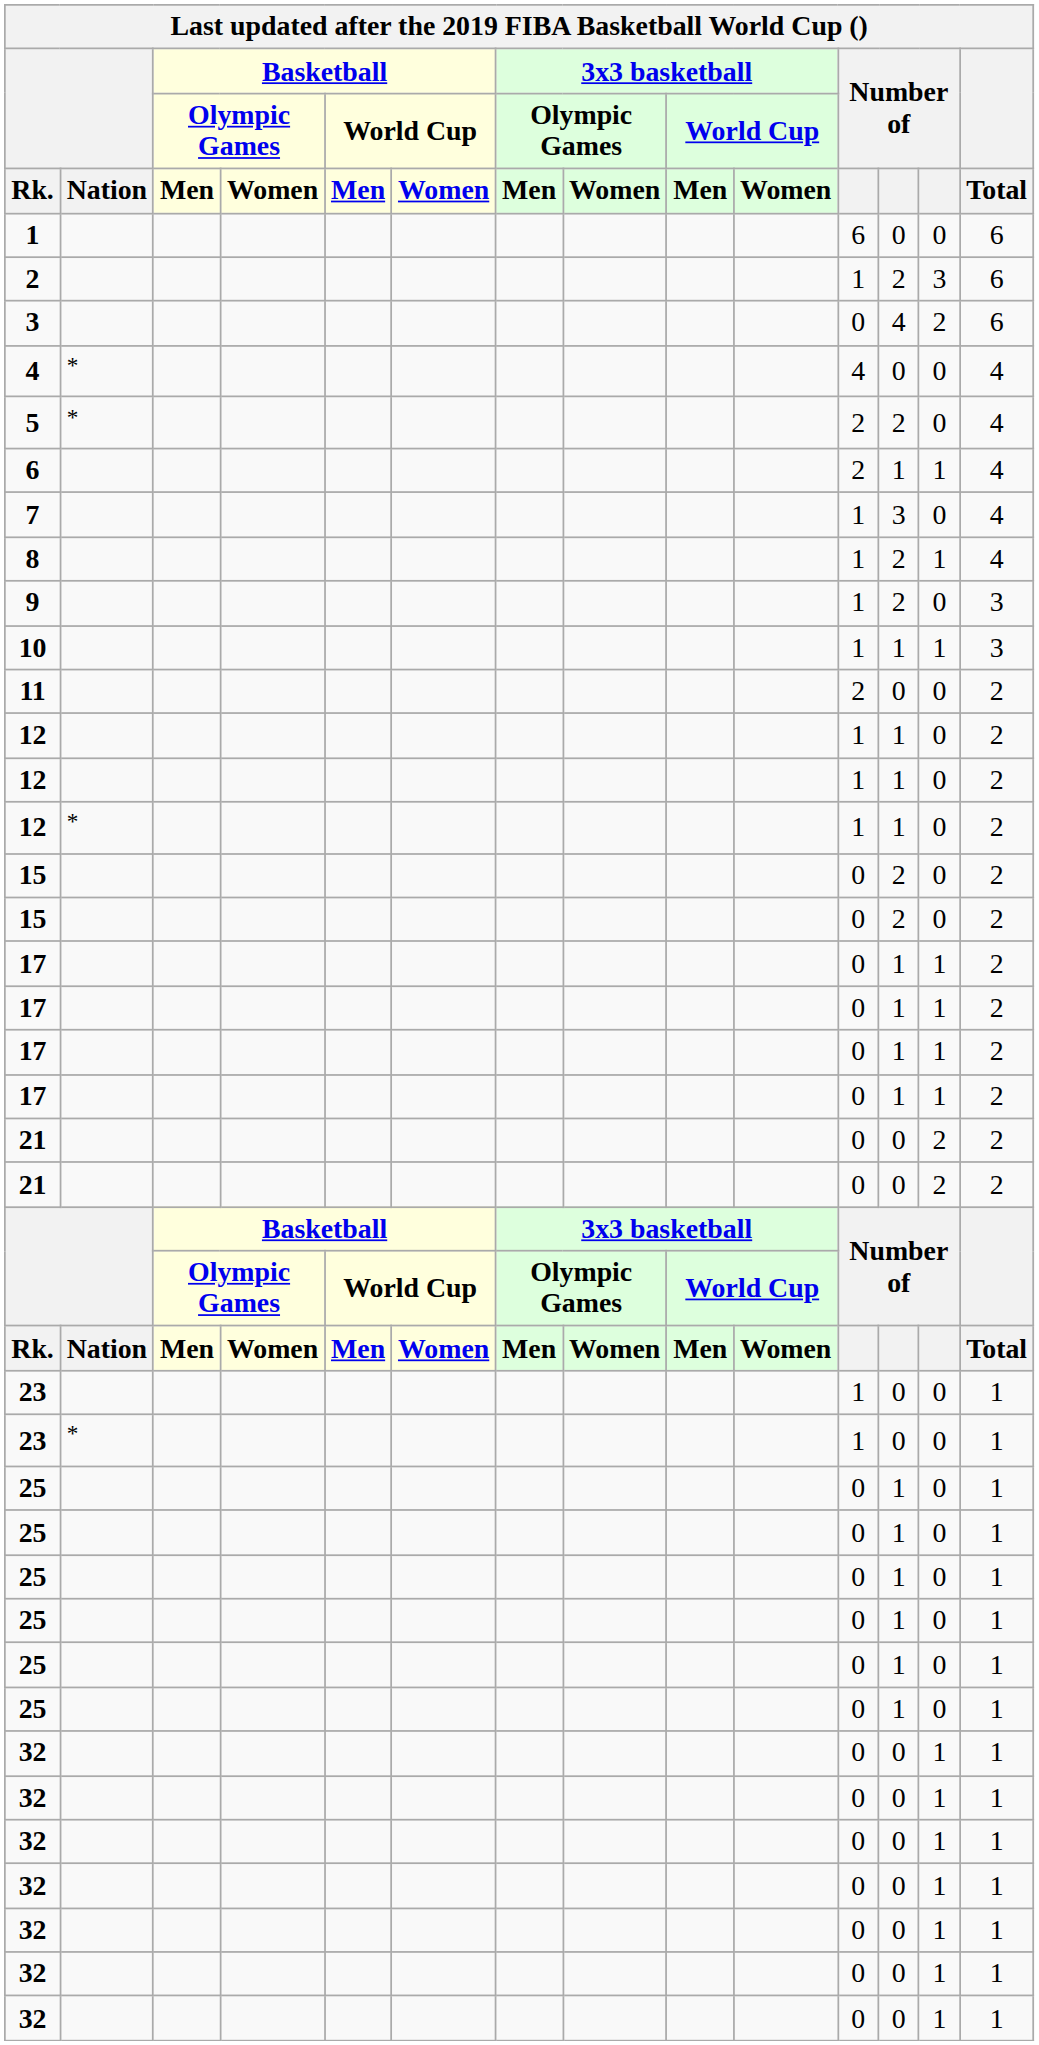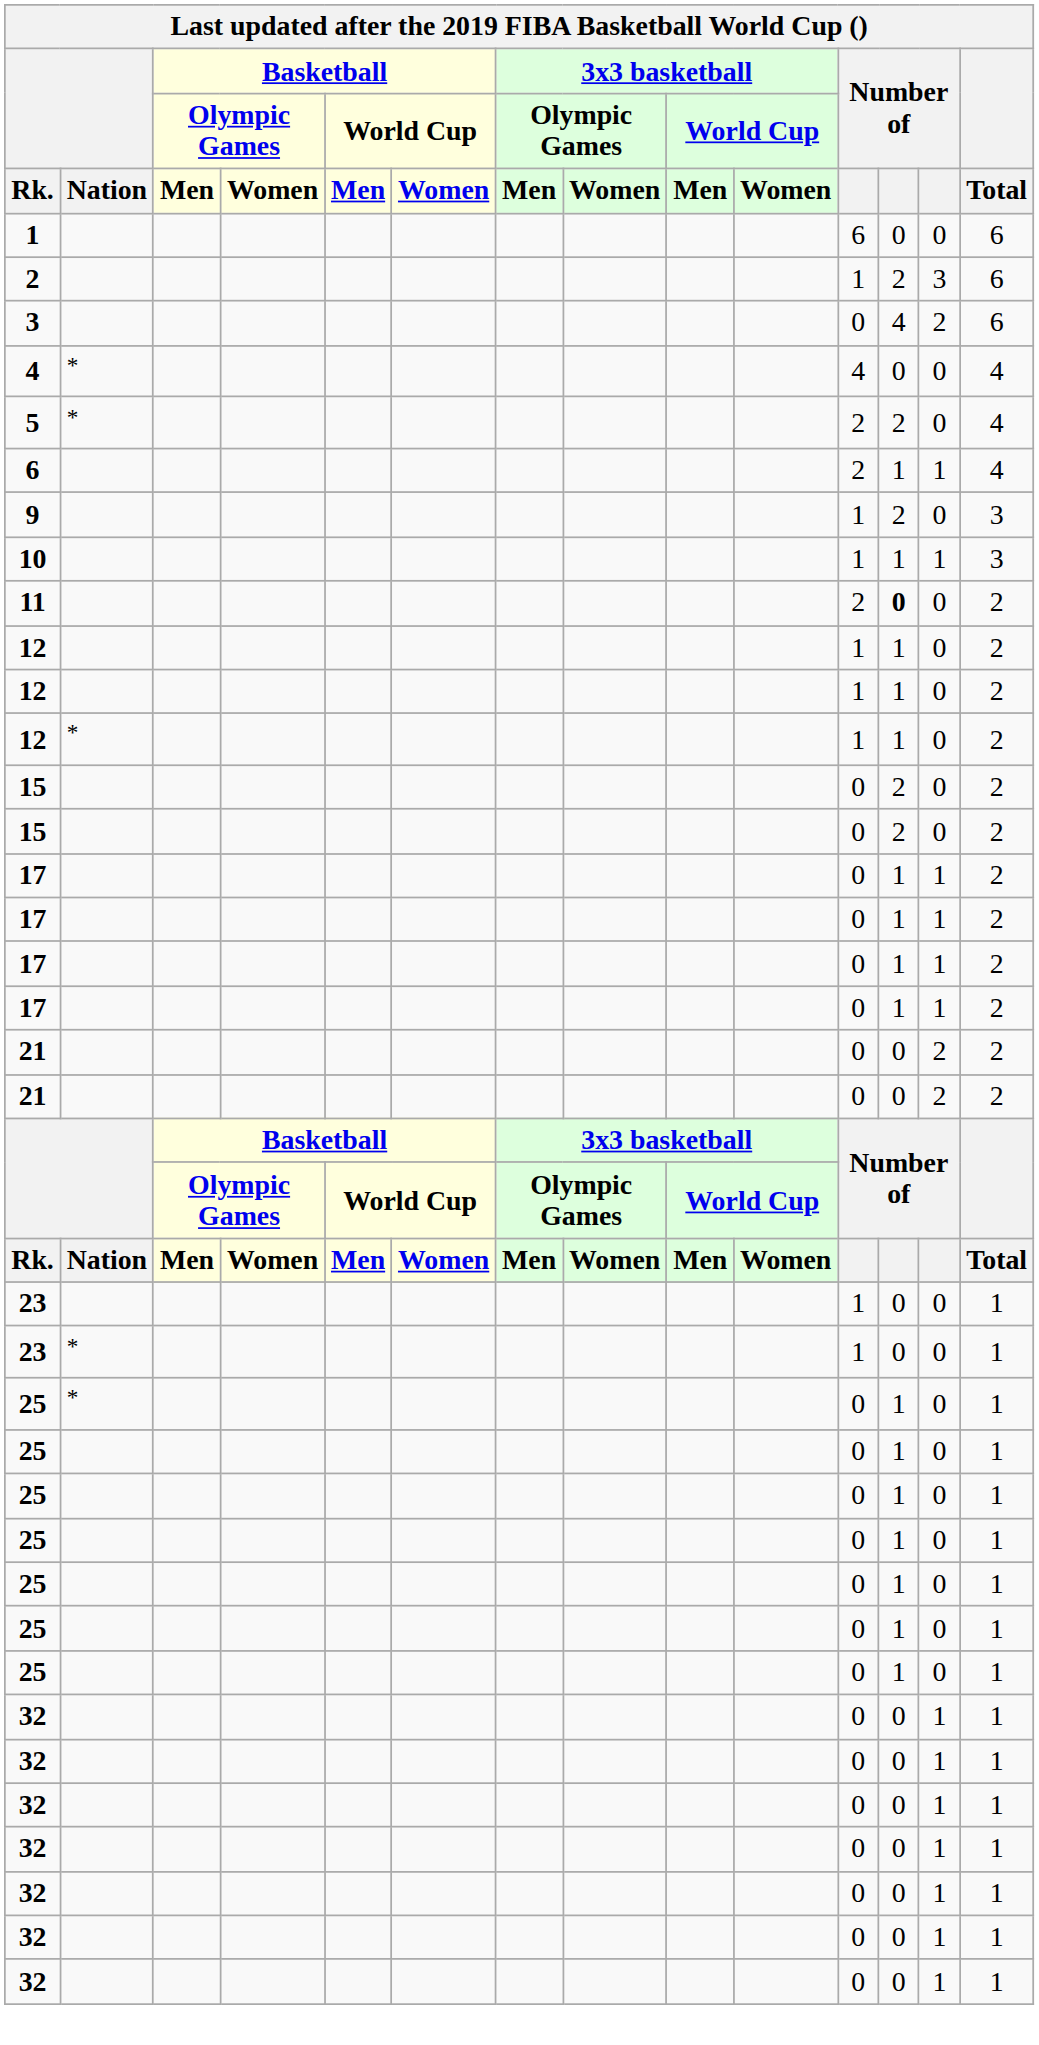- row: (33, 514)
- row: (33, 558)
(899, 691) normal -> (899, 602) bold
+ row: (33, 1403)
